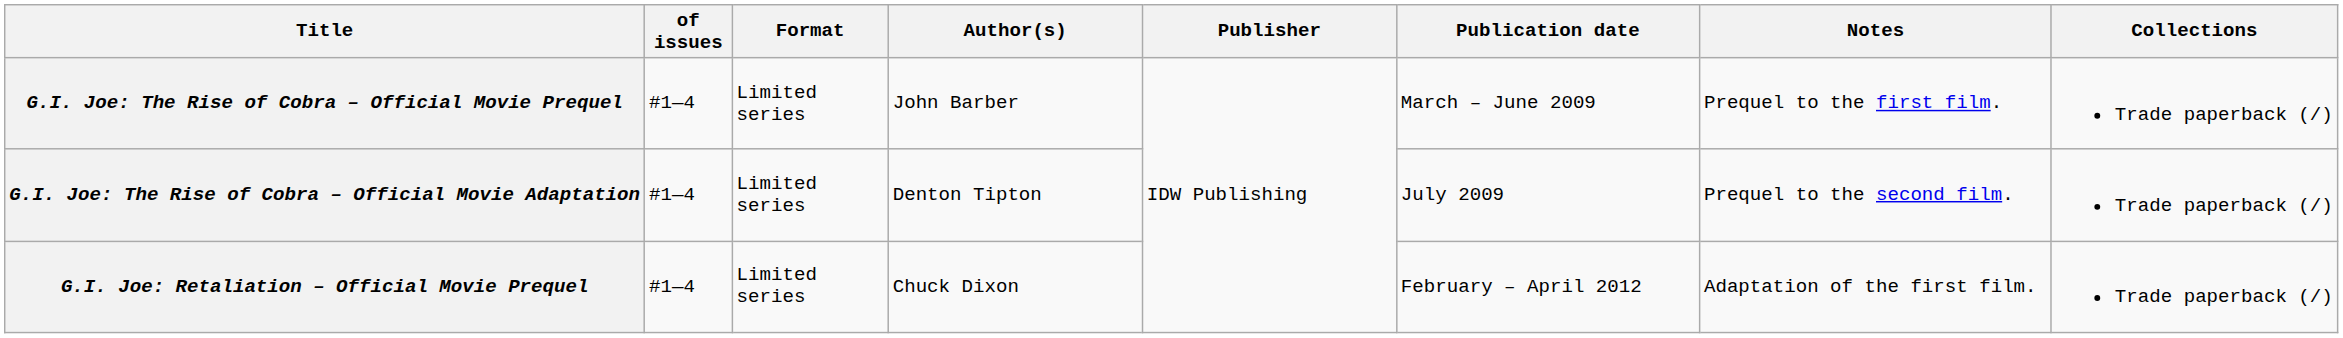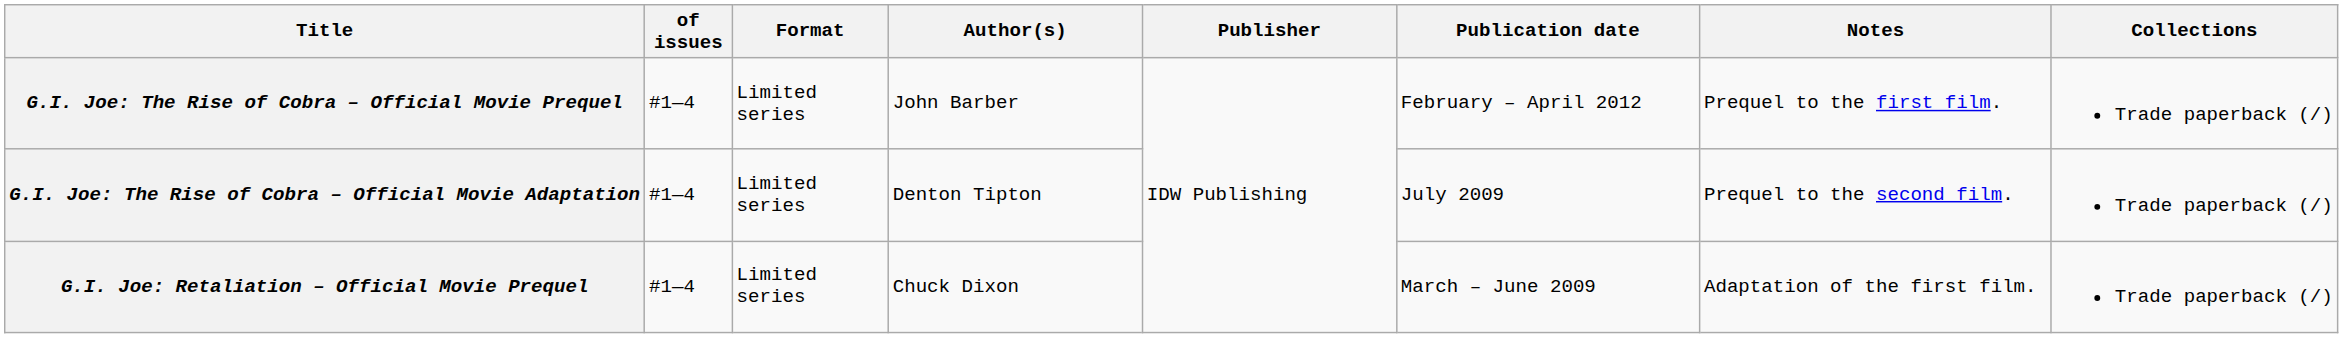(1498, 104) March – June 2009 -> (1521, 104) February – April 2012
(1521, 286) February – April 2012 -> (1498, 286) March – June 2009
